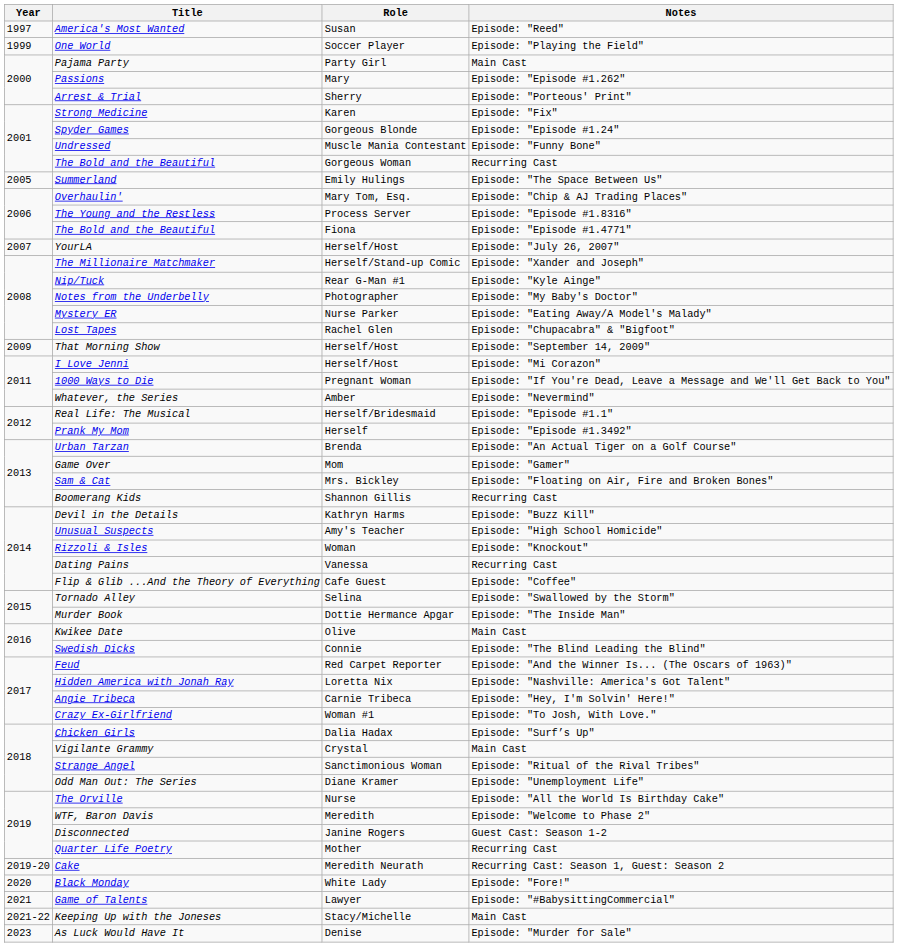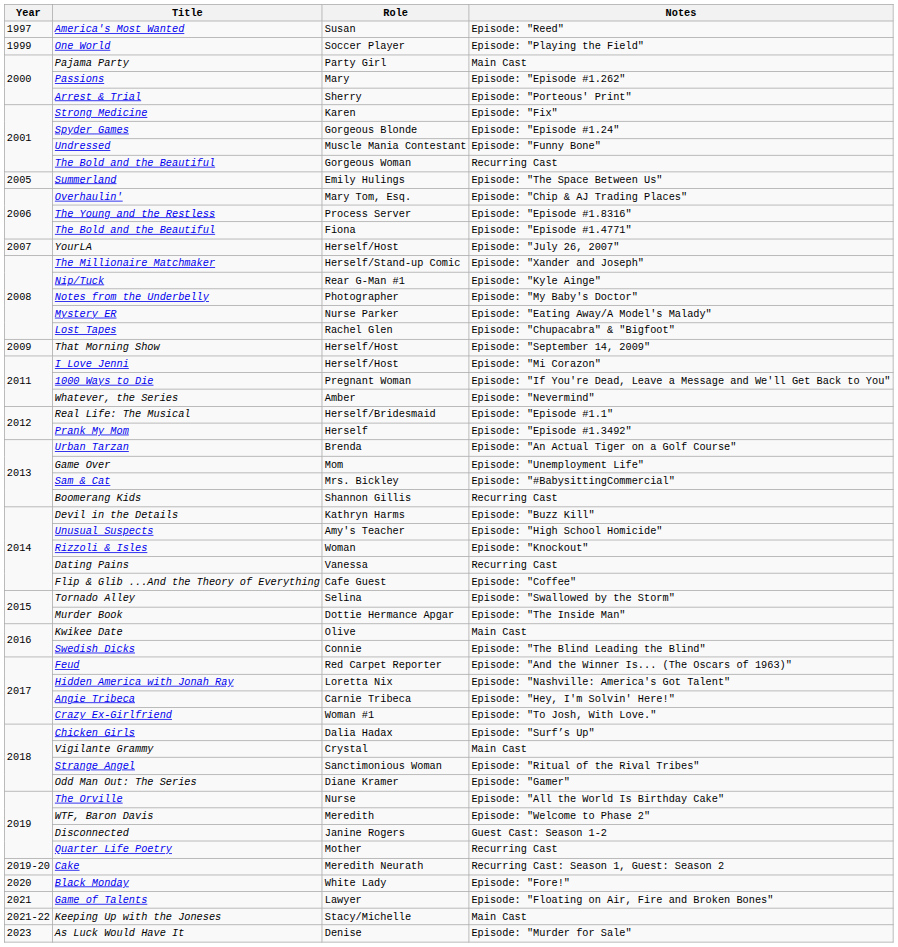(521, 465) Episode: "Gamer" -> (558, 465) Episode: "Unemployment Life"
(622, 481) Episode: "Floating on Air, Fire and Broken Bones" -> (573, 481) Episode: "#BabysittingCommercial"
(558, 783) Episode: "Unemployment Life" -> (521, 783) Episode: "Gamer"
(573, 900) Episode: "#BabysittingCommercial" -> (622, 900) Episode: "Floating on Air, Fire and Broken Bones"
